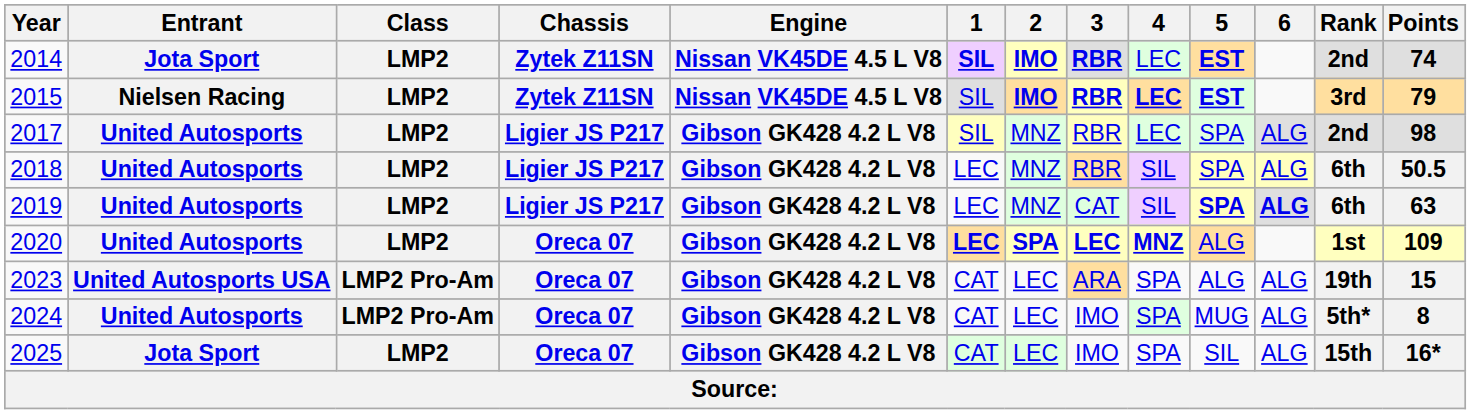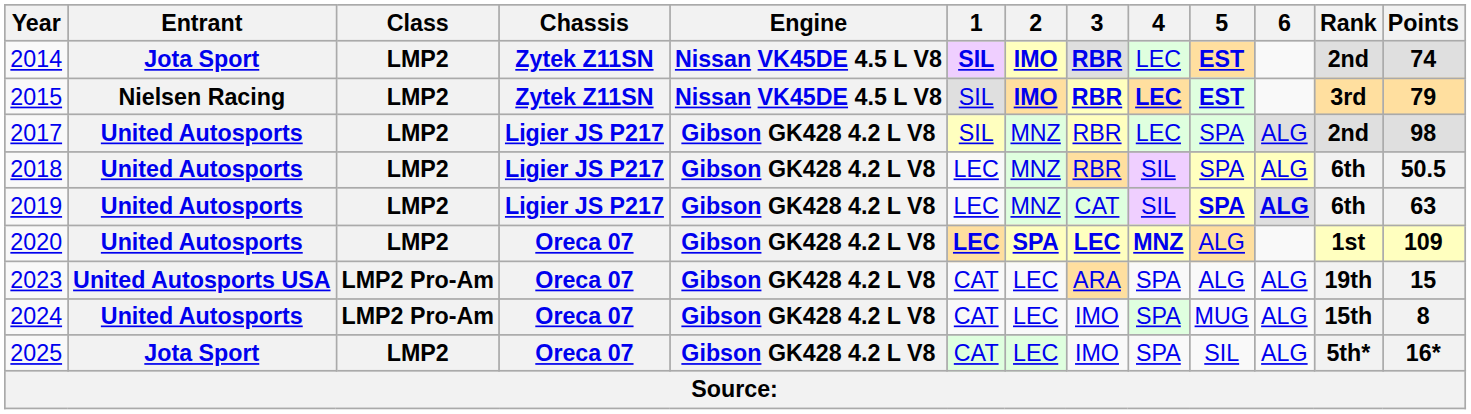(1348, 316) 5th* -> (1348, 316) 15th
(1348, 353) 15th -> (1348, 353) 5th*
